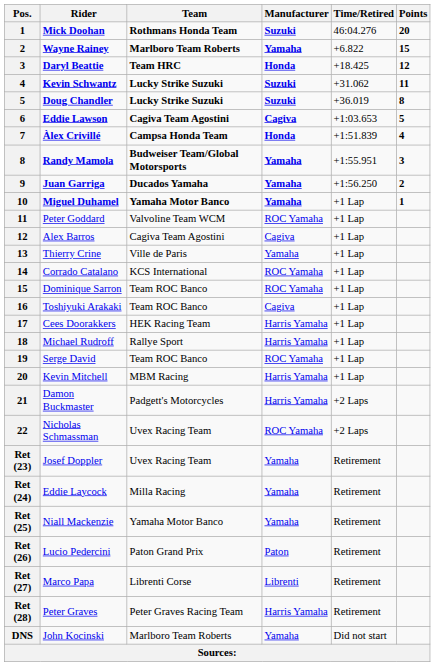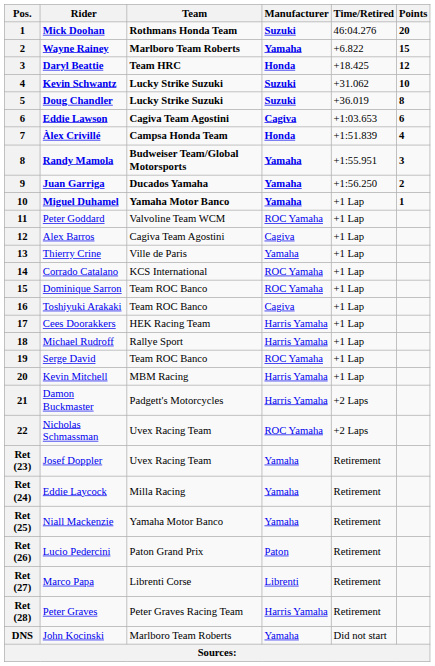(404, 83) 11 -> (404, 83) 10
(402, 118) 5 -> (402, 118) 6
